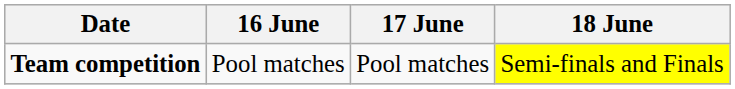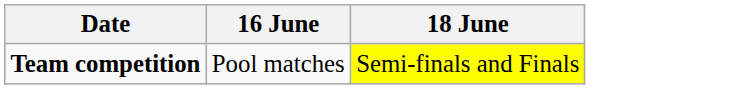- column: (423, 24)
